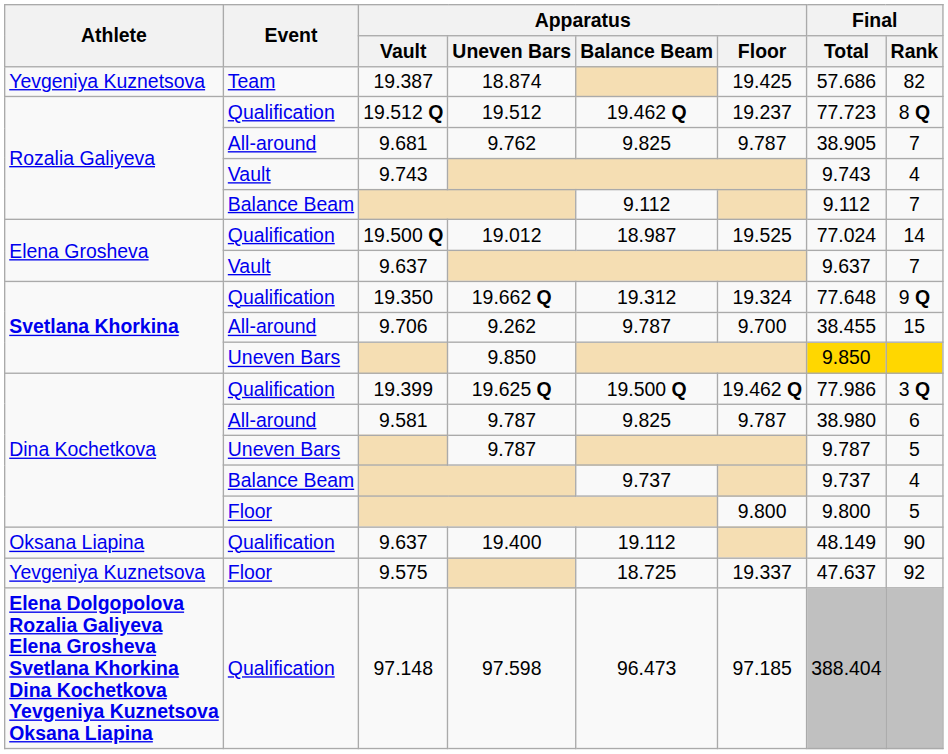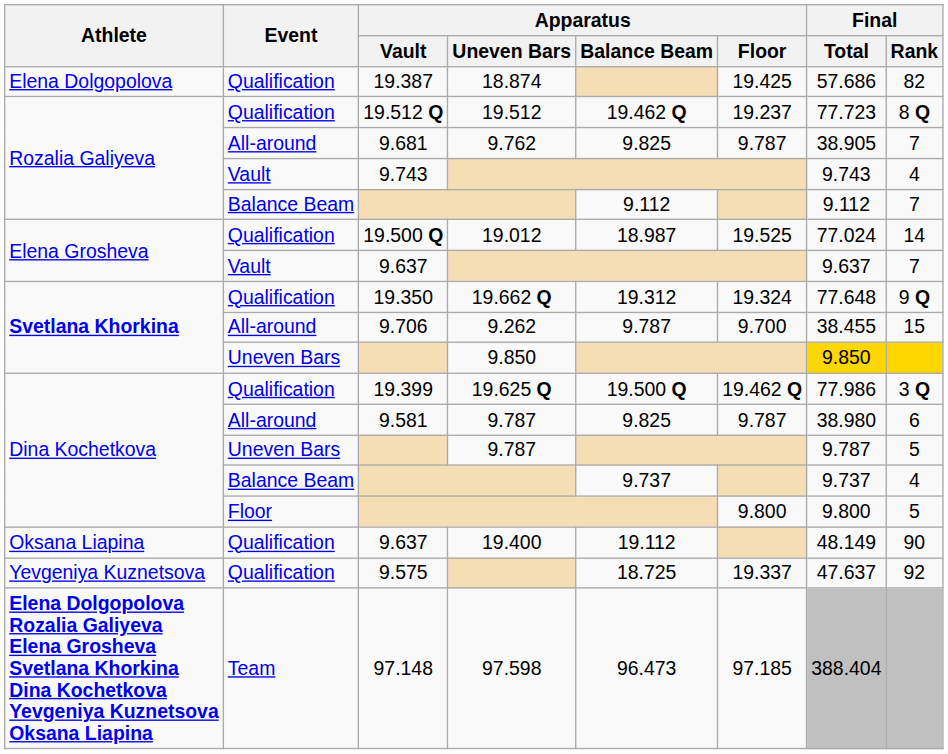(107, 82) Yevgeniya Kuznetsova -> (91, 82) Elena Dolgopolova
(252, 82) Team -> (281, 82) Qualification
(250, 573) Floor -> (281, 573) Qualification
(281, 669) Qualification -> (252, 669) Team
